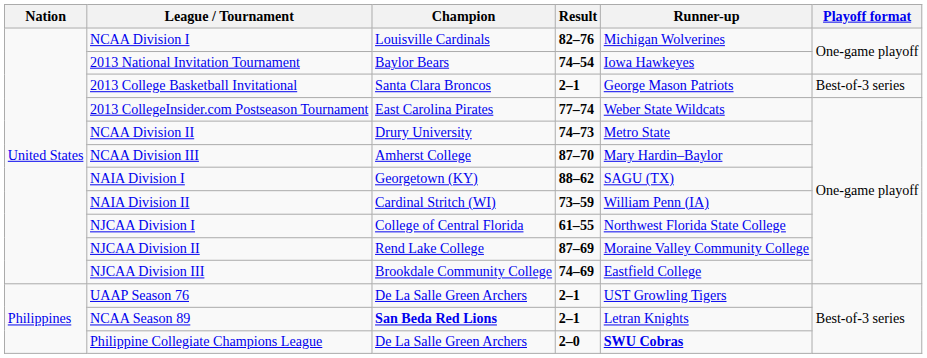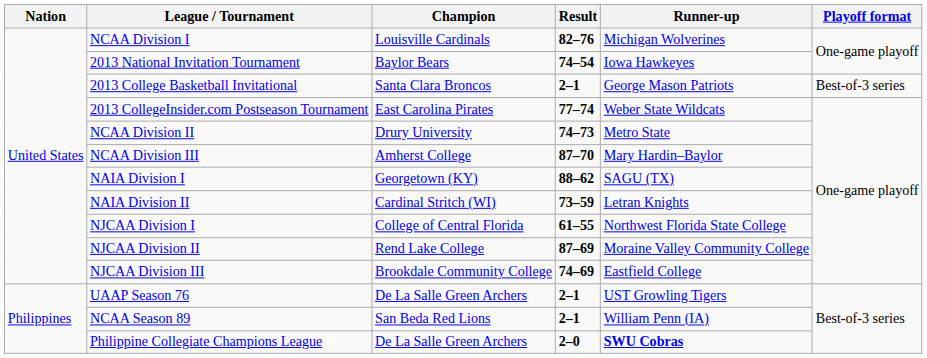(656, 202) William Penn (IA) -> (646, 202) Letran Knights
(436, 319) bold -> (433, 319) normal
(646, 319) Letran Knights -> (656, 319) William Penn (IA)
